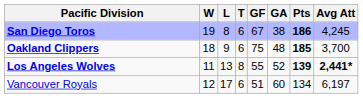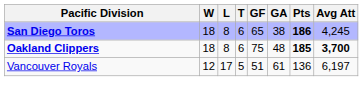(209, 31) 19 -> (209, 31) 18
(258, 31) 67 -> (258, 31) 65
(226, 48) 9 -> (226, 48) 8
(336, 48) normal -> (336, 48) bold
- row: (61, 66)
(241, 84) 6 -> (241, 66) 5
(279, 84) 60 -> (279, 66) 61
(302, 84) 134 -> (302, 66) 136
